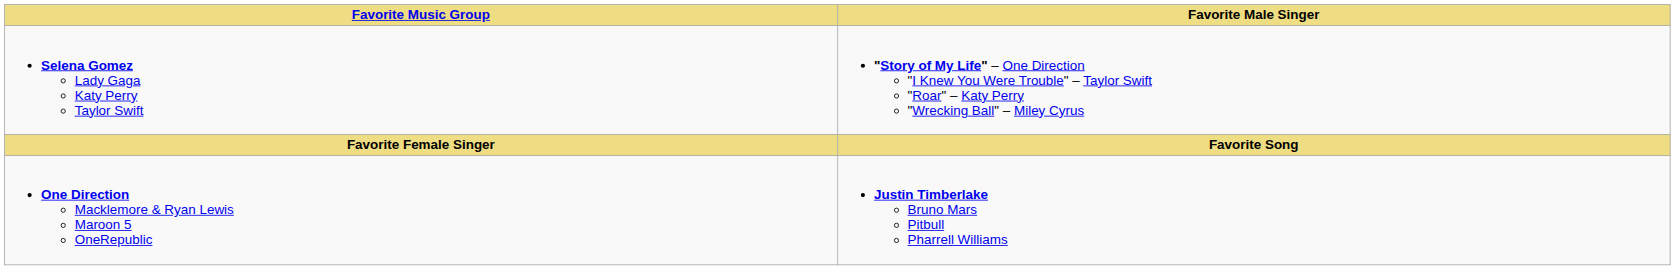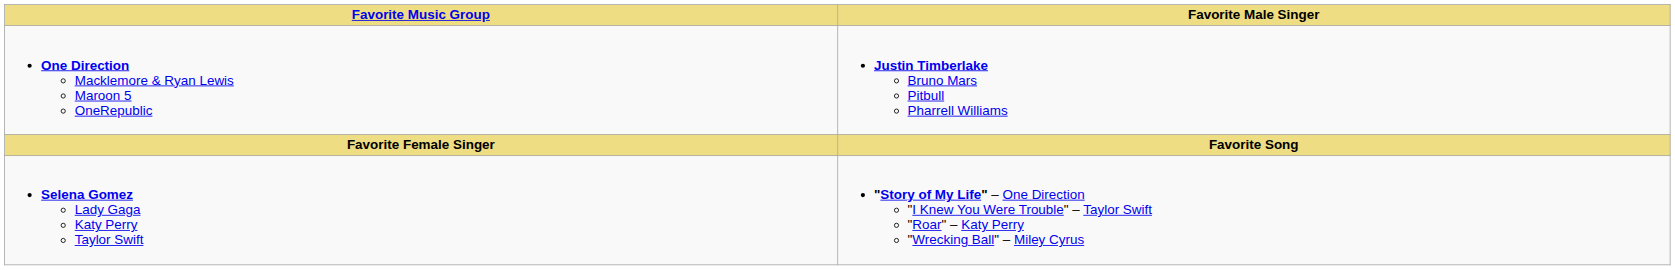rows swapped: (421, 218) <-> (421, 88)
